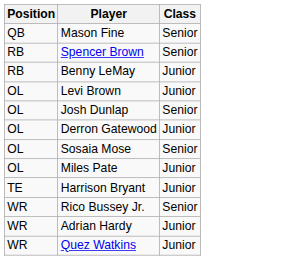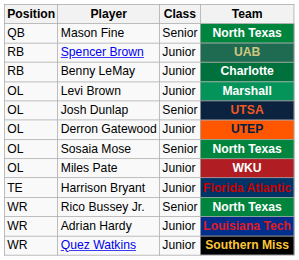+ column: (247, 14)
(180, 52) Senior -> (179, 52) Junior
